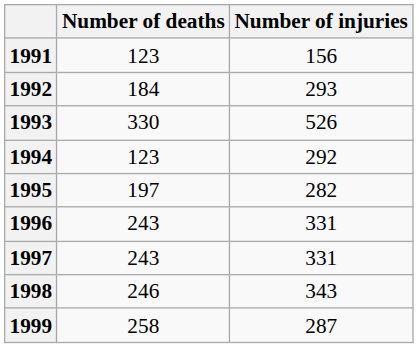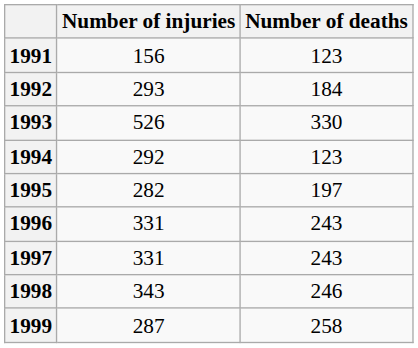columns swapped: (143, 21) <-> (321, 21)
